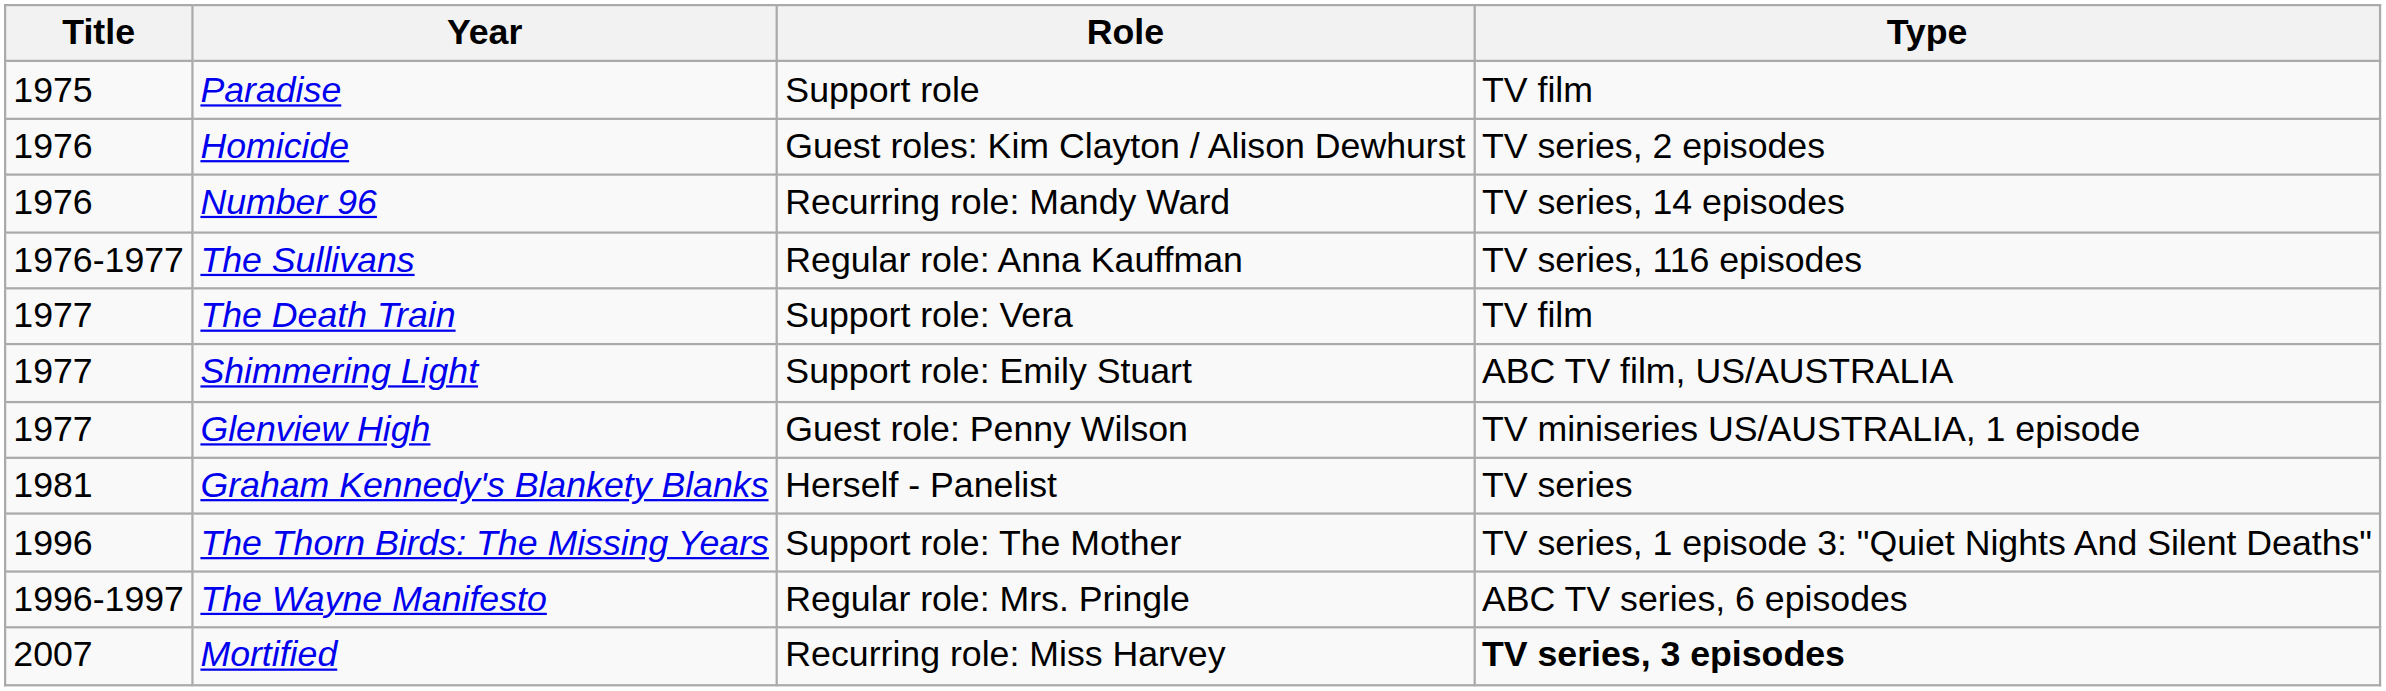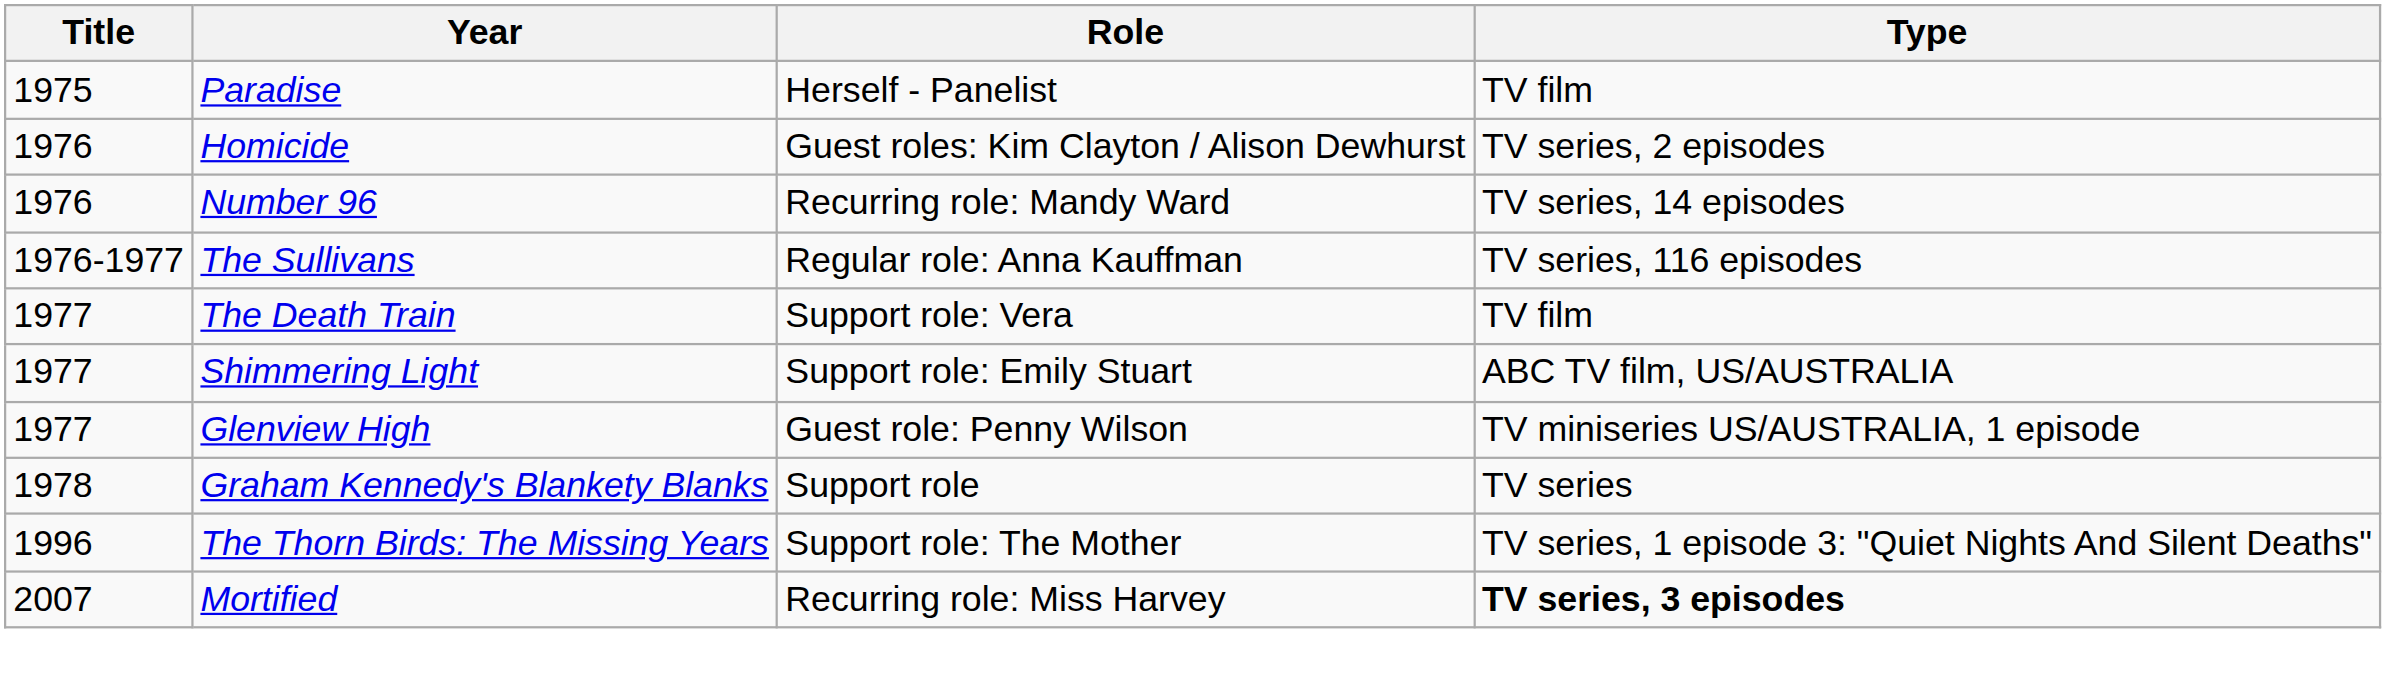(883, 89) Support role -> (921, 89) Herself - Panelist
(53, 485) 1981 -> (53, 485) 1978
(921, 485) Herself - Panelist -> (883, 485) Support role
- row: (374, 598)
